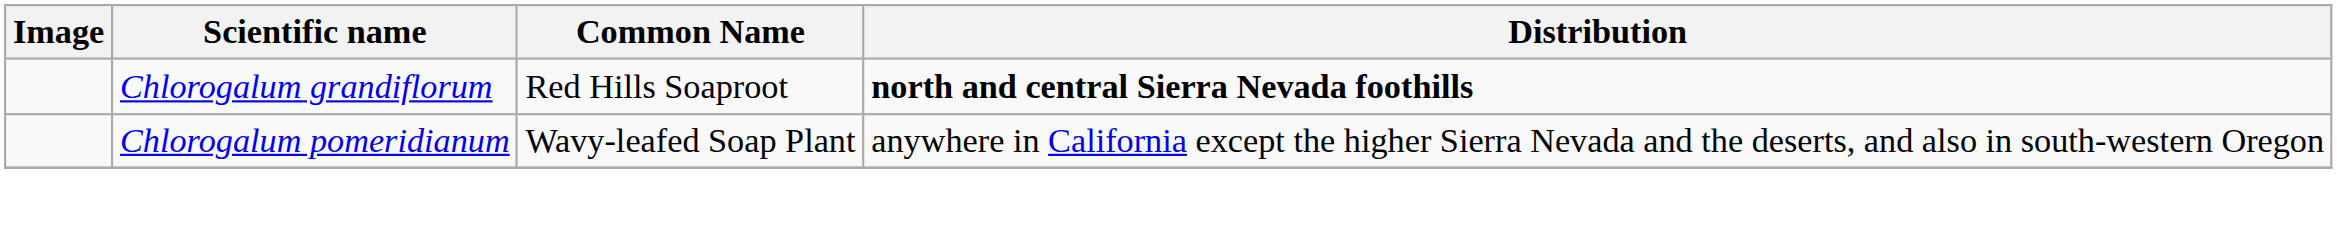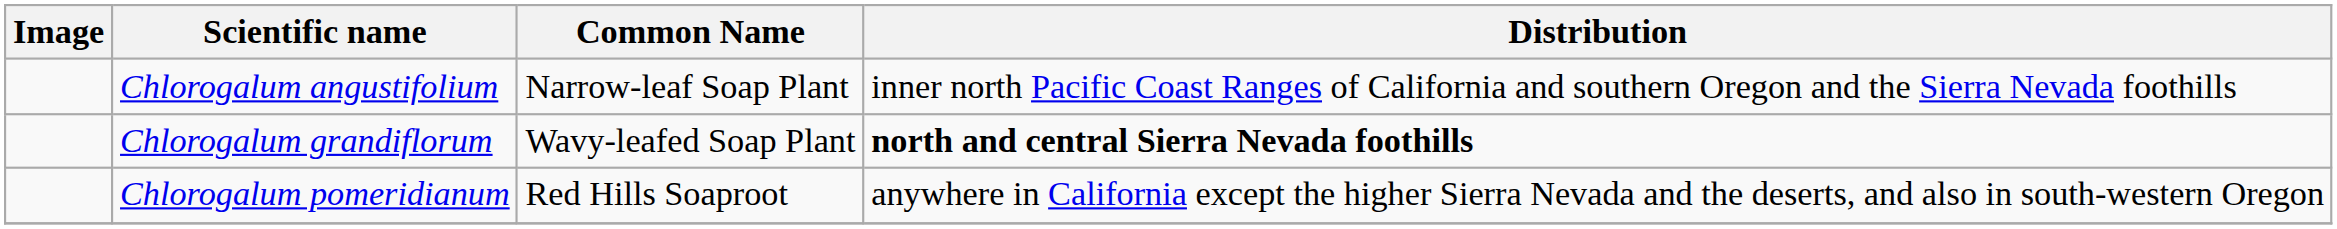+ row: (309, 85)
(657, 85) Red Hills Soaproot -> (690, 140) Wavy-leafed Soap Plant
(690, 140) Wavy-leafed Soap Plant -> (657, 194) Red Hills Soaproot
